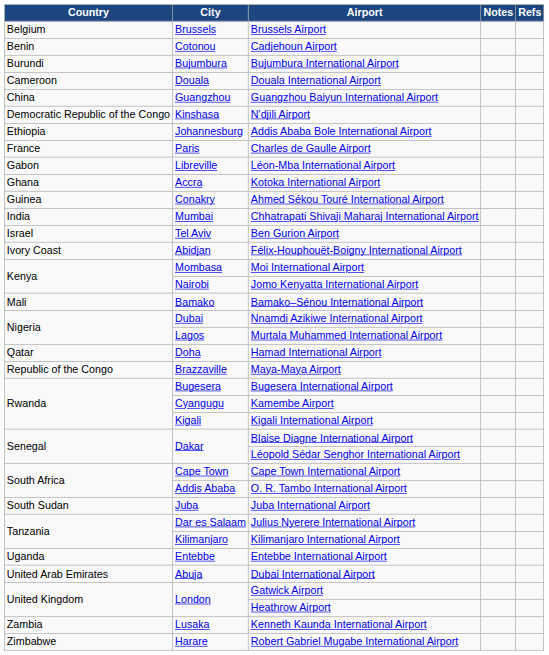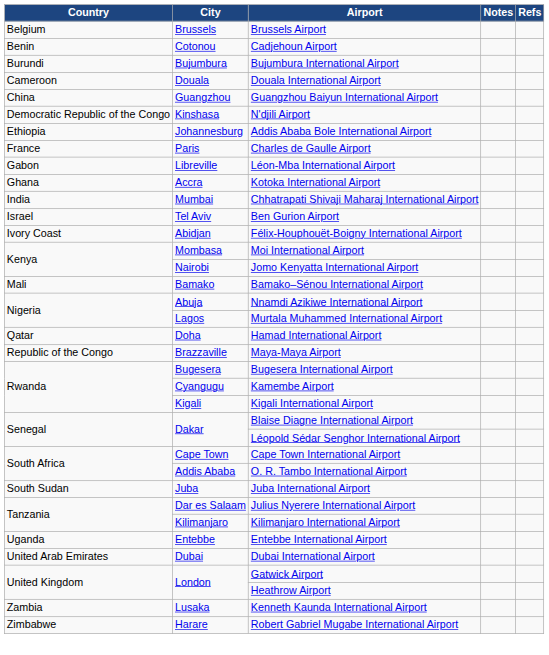- row: (347, 200)
(189, 319) Dubai -> (189, 302) Abuja
(189, 574) Abuja -> (189, 557) Dubai
